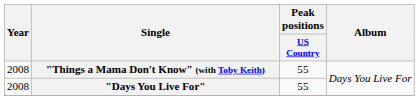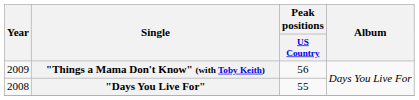(18, 69) 2008 -> (18, 69) 2009
(303, 69) 55 -> (303, 69) 56
